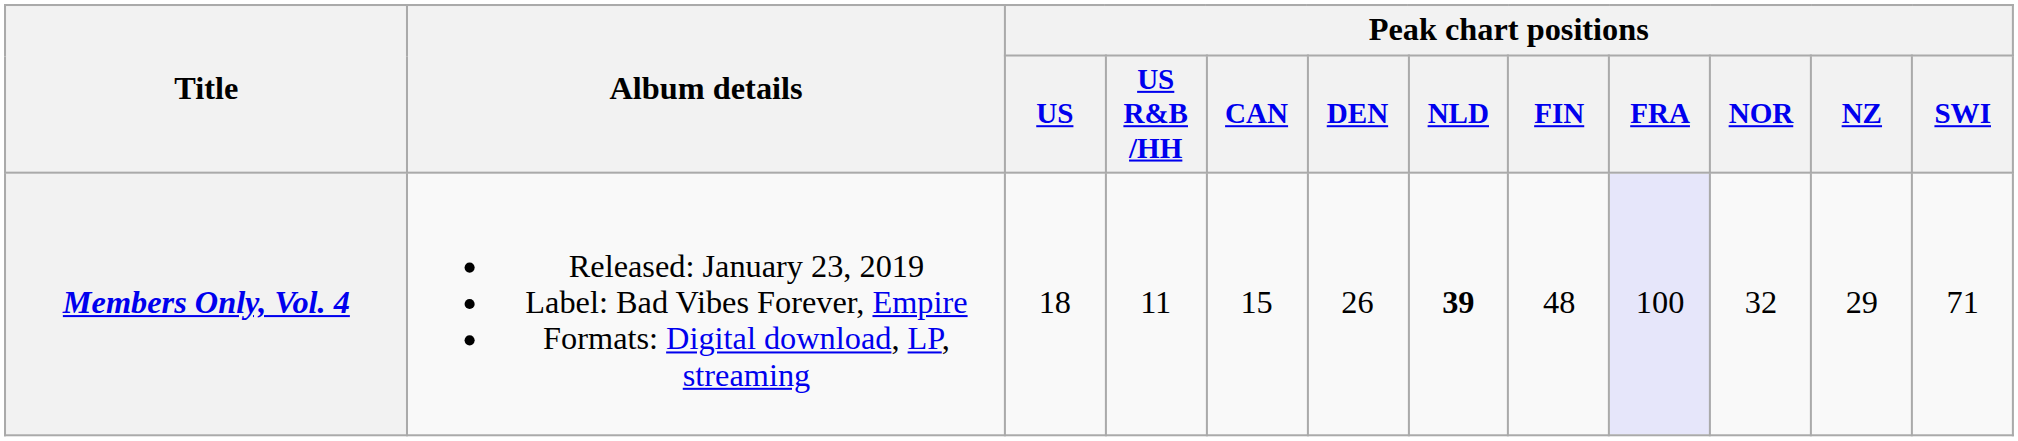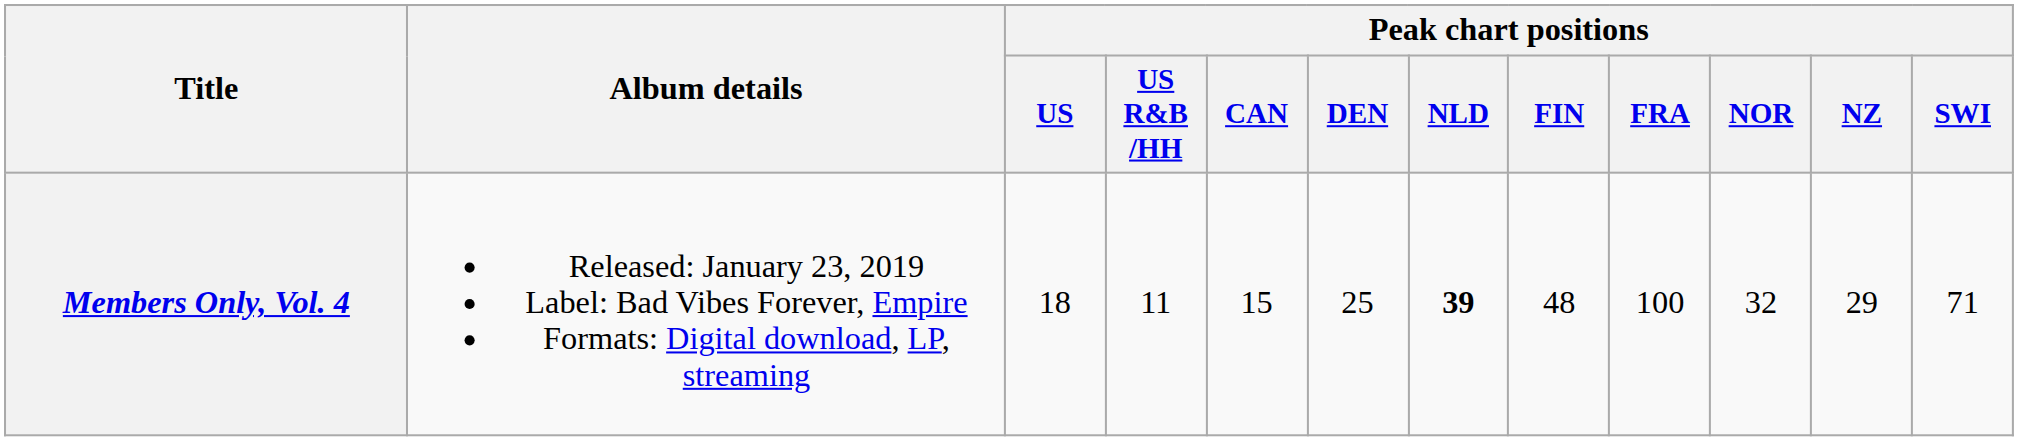(1357, 303) 26 -> (1357, 303) 25
(1660, 303) lavender background -> (1660, 303) no background
